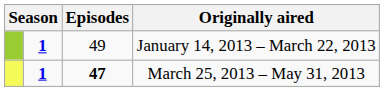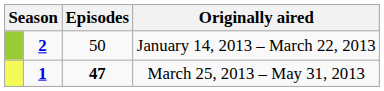(42, 45) 1 -> (42, 45) 2
(97, 45) 49 -> (97, 45) 50
